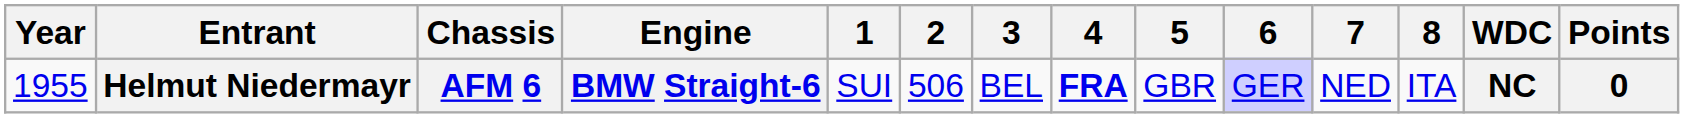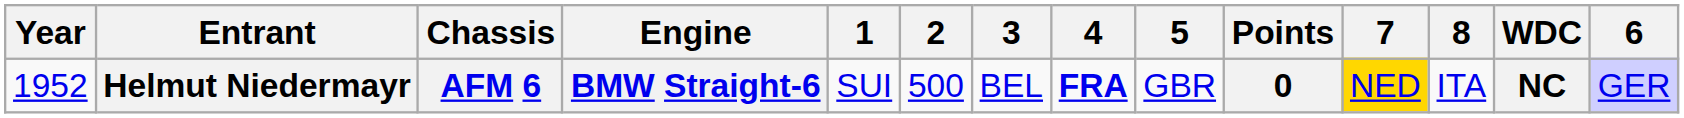columns swapped: (1268, 32) <-> (1619, 32)
(50, 85) 1955 -> (50, 85) 1952
(936, 85) 506 -> (936, 85) 500
(1356, 85) no background -> (1385, 85) gold background
